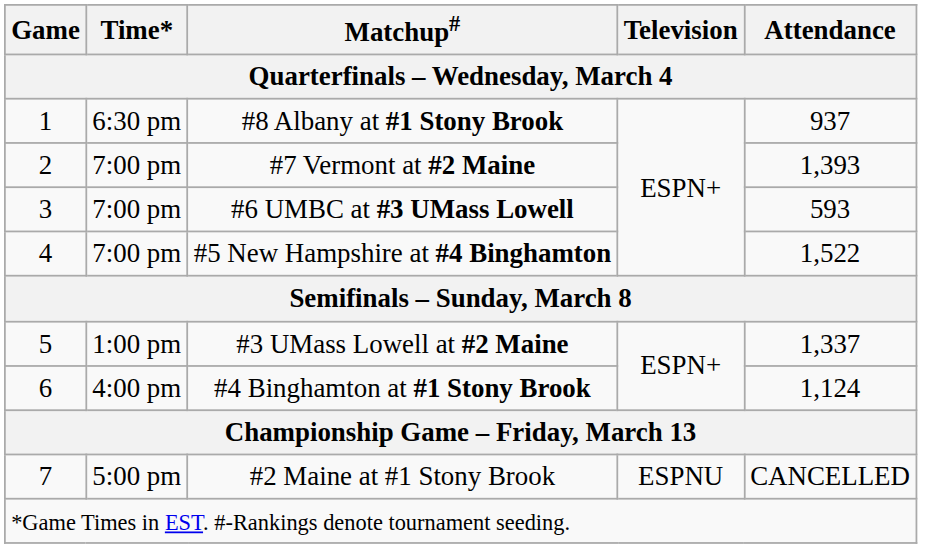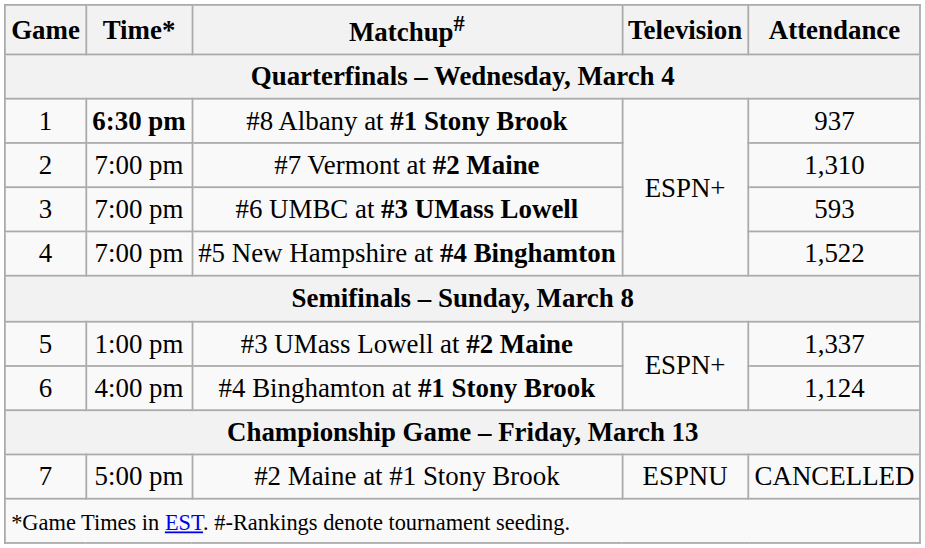(137, 121) normal -> (139, 121) bold
(830, 165) 1,393 -> (835, 165) 1,310
